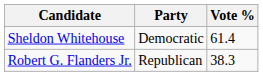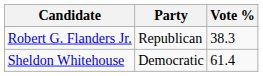rows swapped: (66, 37) <-> (70, 60)
